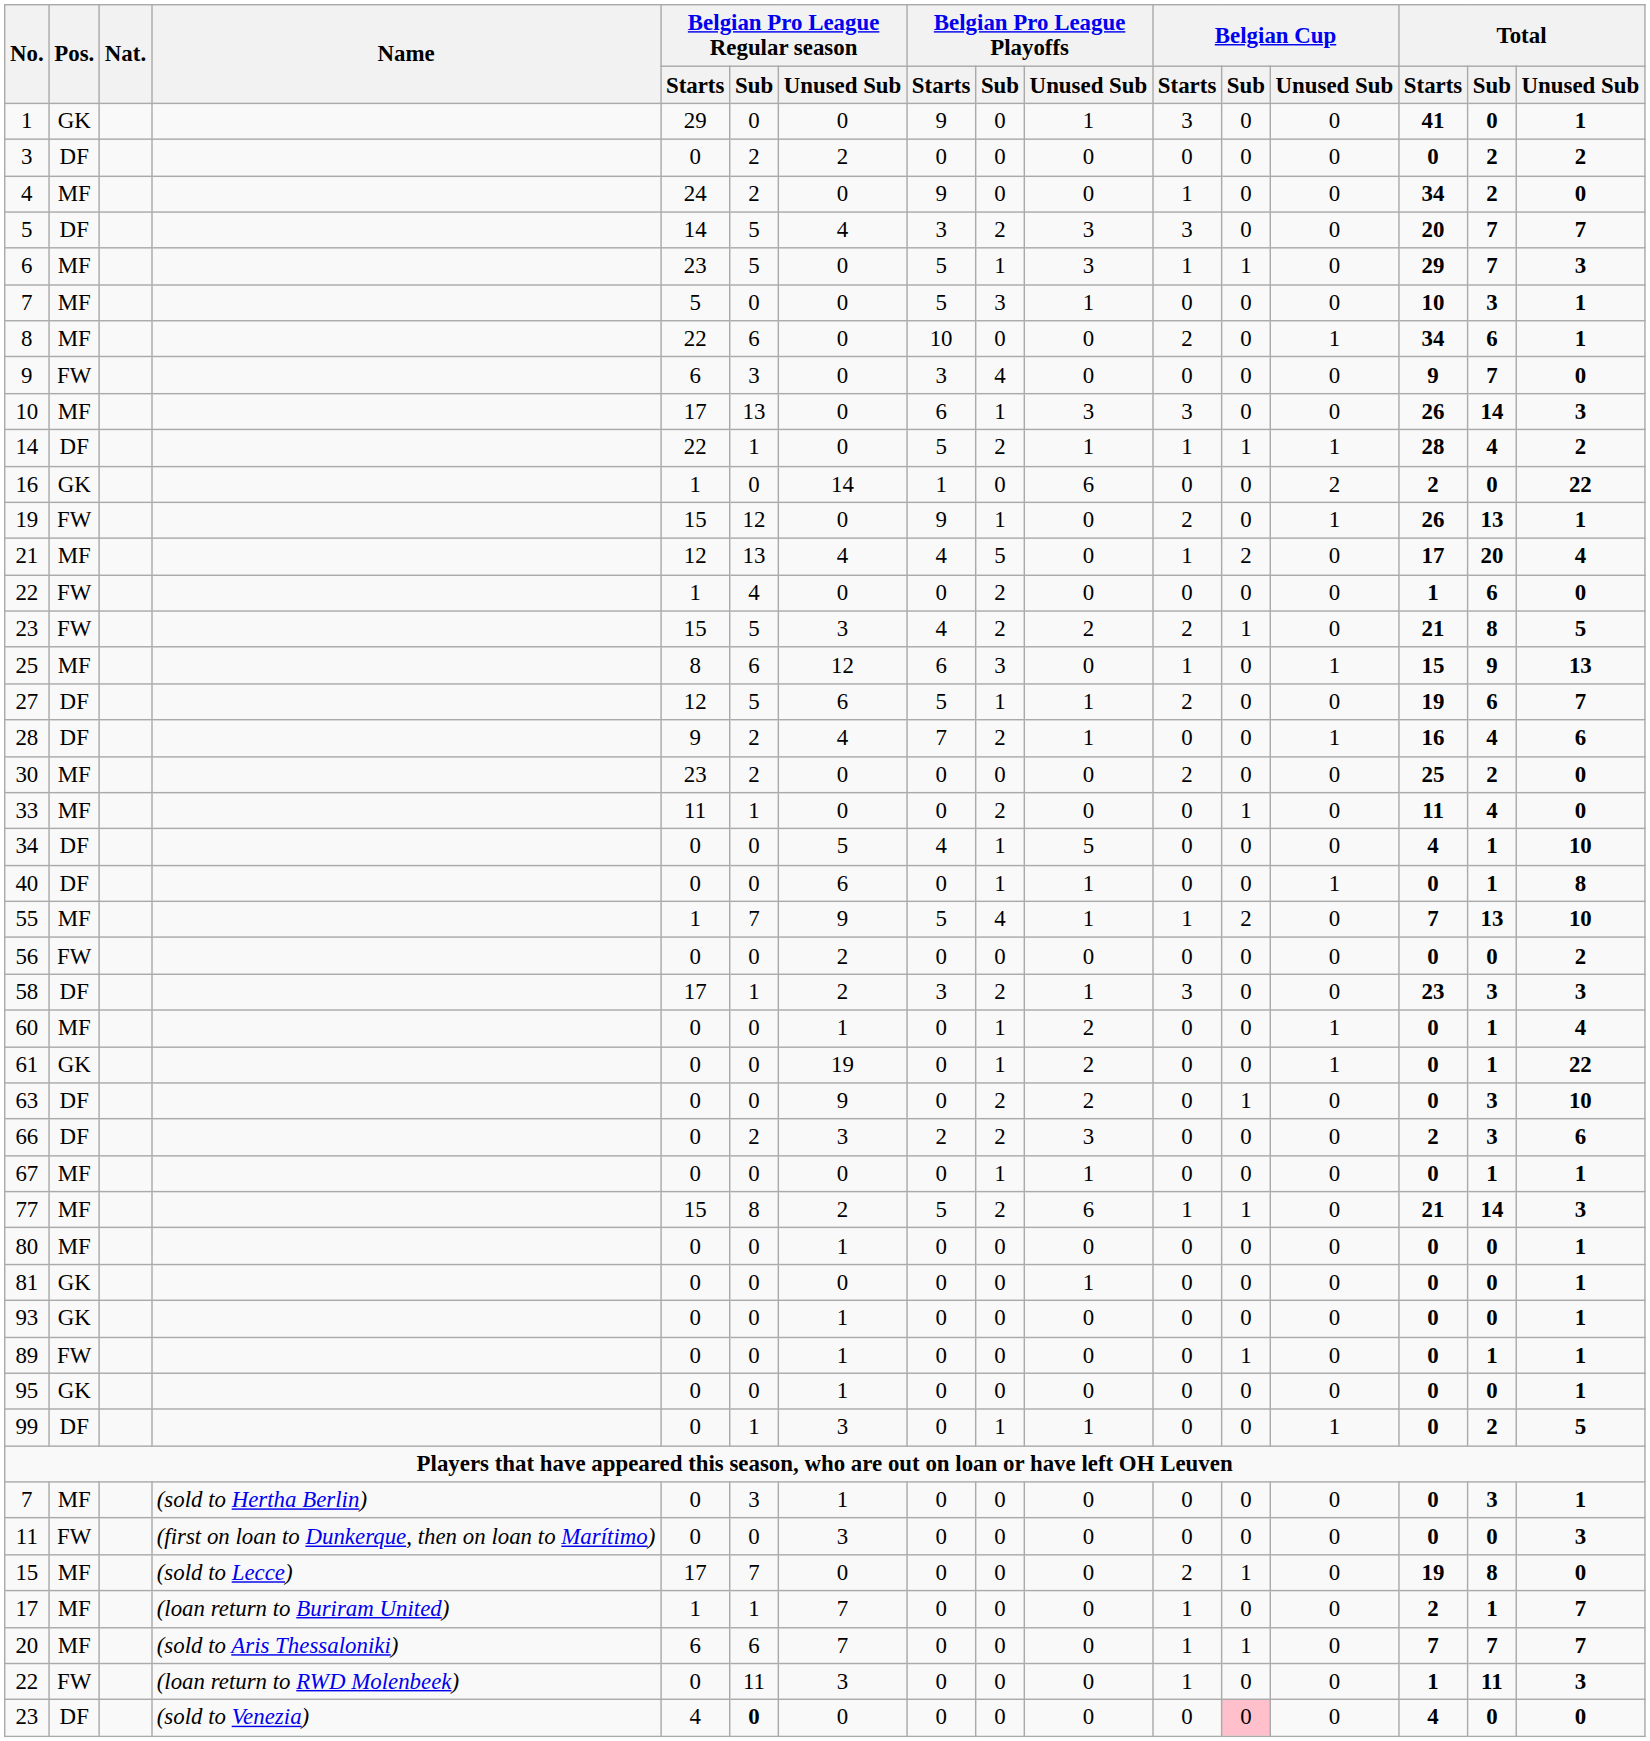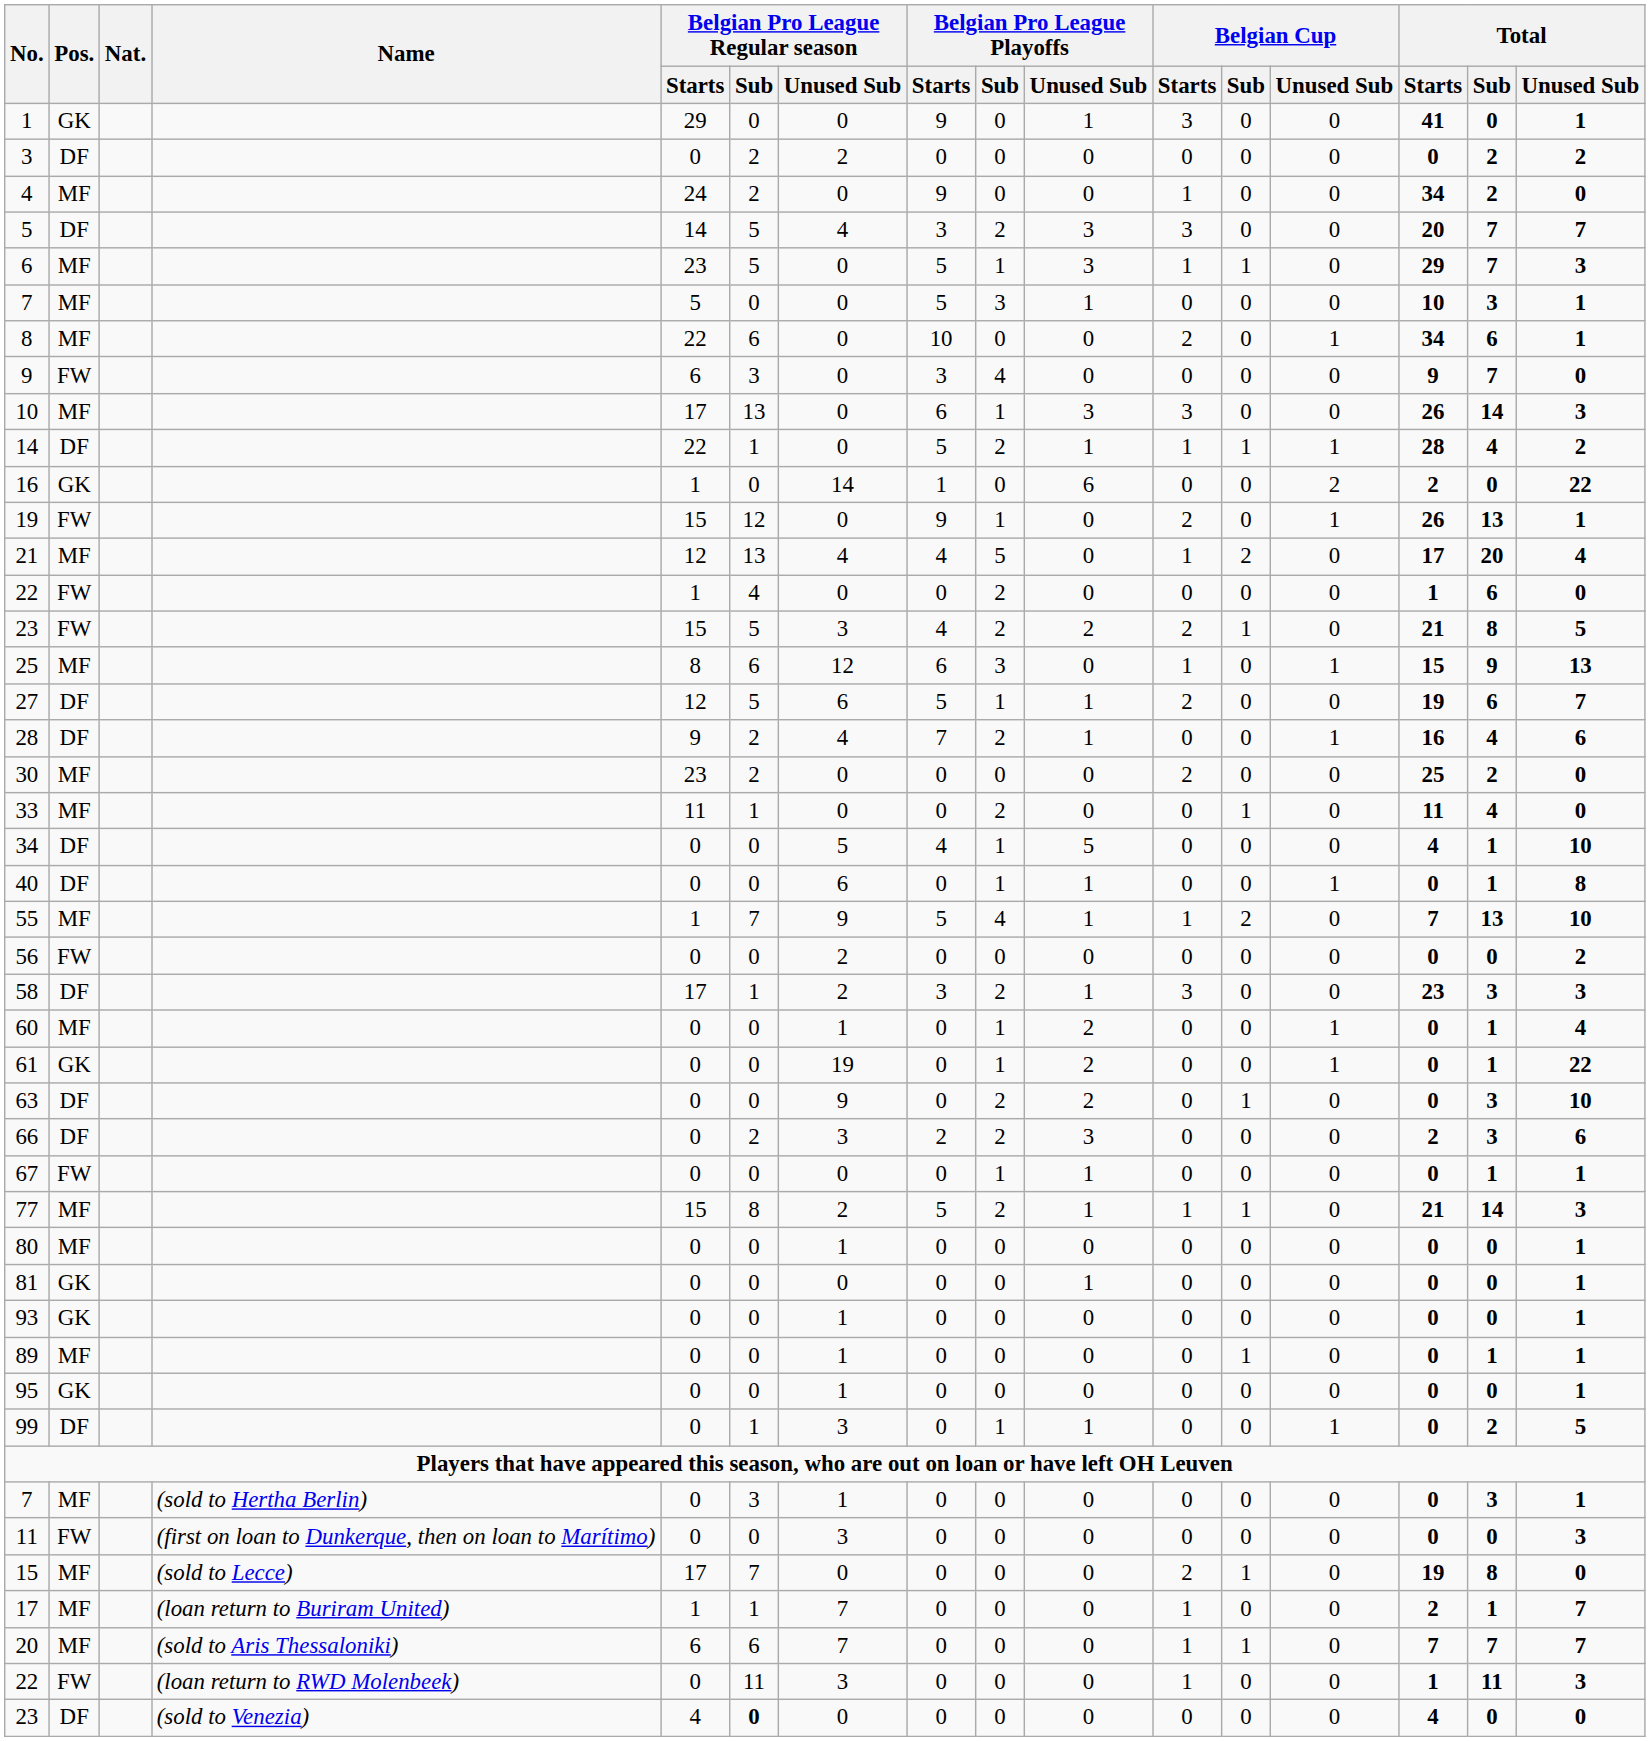(74, 1173) MF -> (74, 1173) FW
(1088, 1209) 6 -> (1088, 1209) 1
(74, 1354) FW -> (74, 1354) MF
(1246, 1717) pink background -> (1246, 1717) no background
